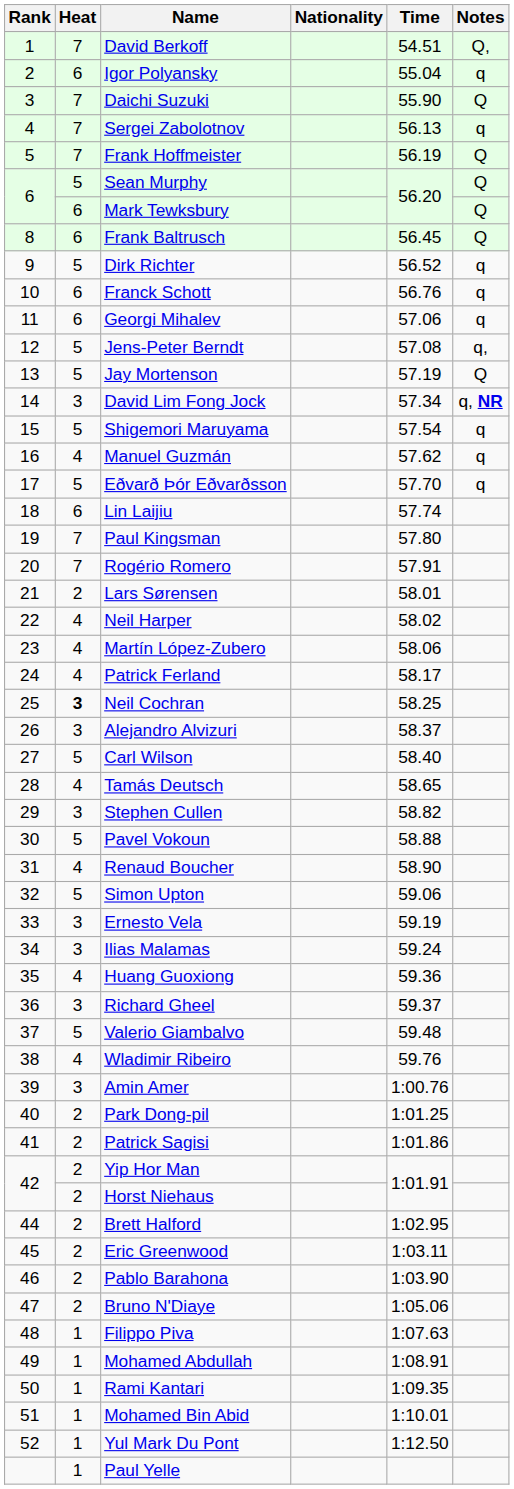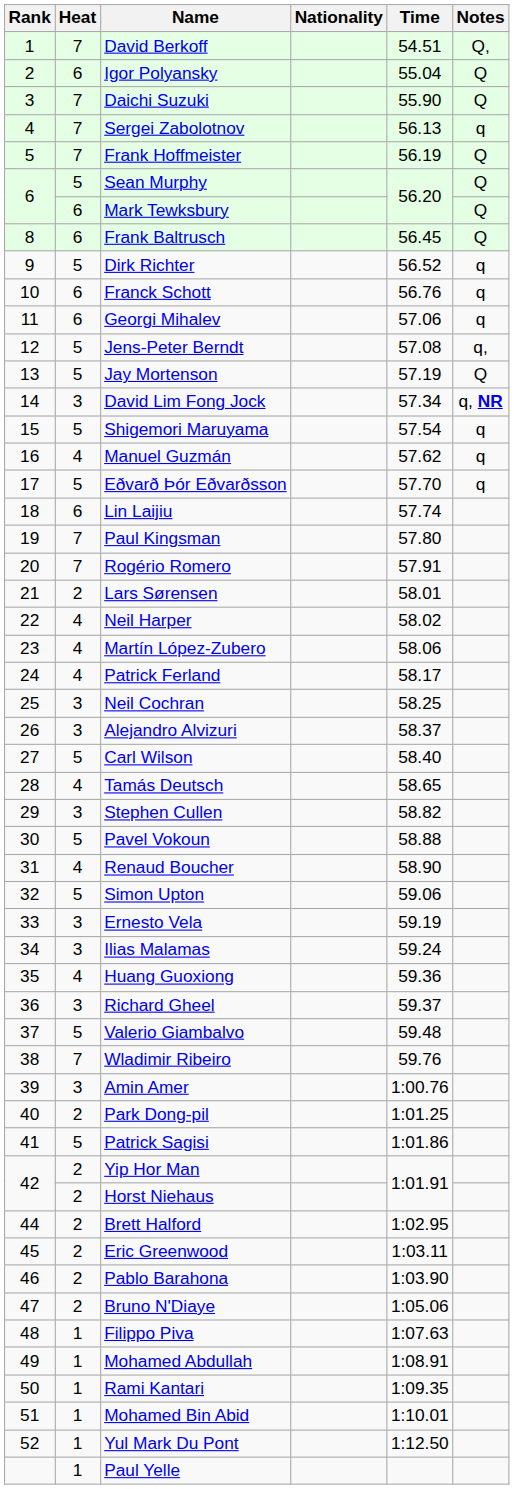(481, 73) q -> (481, 73) Q
(77, 703) bold -> (77, 703) normal
(77, 1059) 4 -> (77, 1059) 7
(77, 1141) 2 -> (77, 1141) 5
